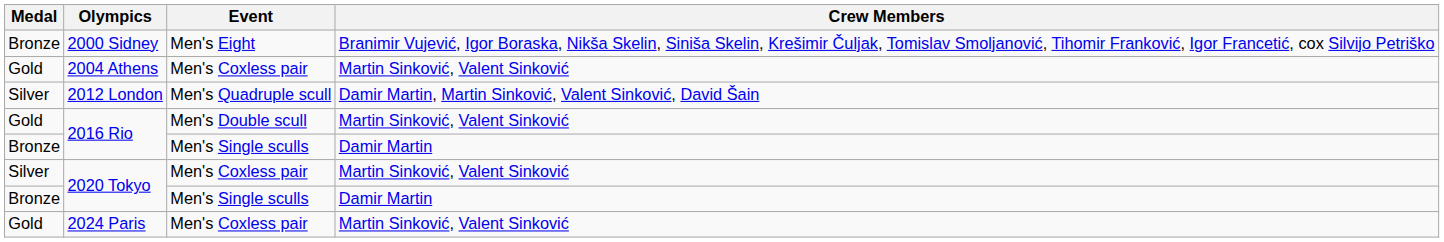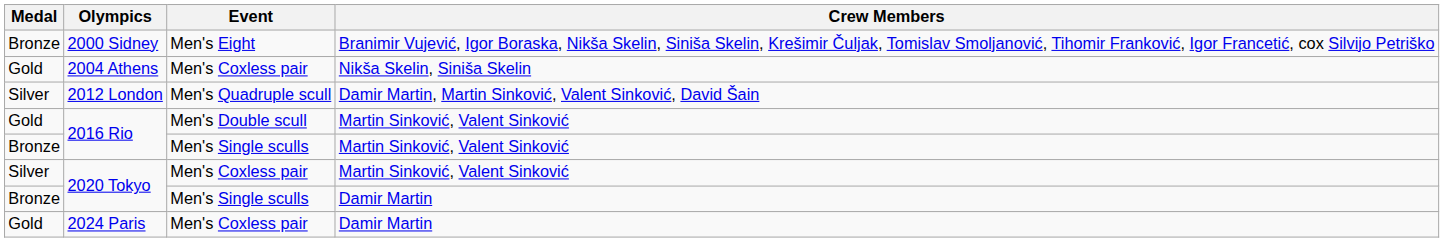(454, 69) Martin Sinković, Valent Sinković -> (435, 69) Nikša Skelin, Siniša Skelin
(386, 146) Damir Martin -> (454, 146) Martin Sinković, Valent Sinković
(454, 224) Martin Sinković, Valent Sinković -> (386, 224) Damir Martin
